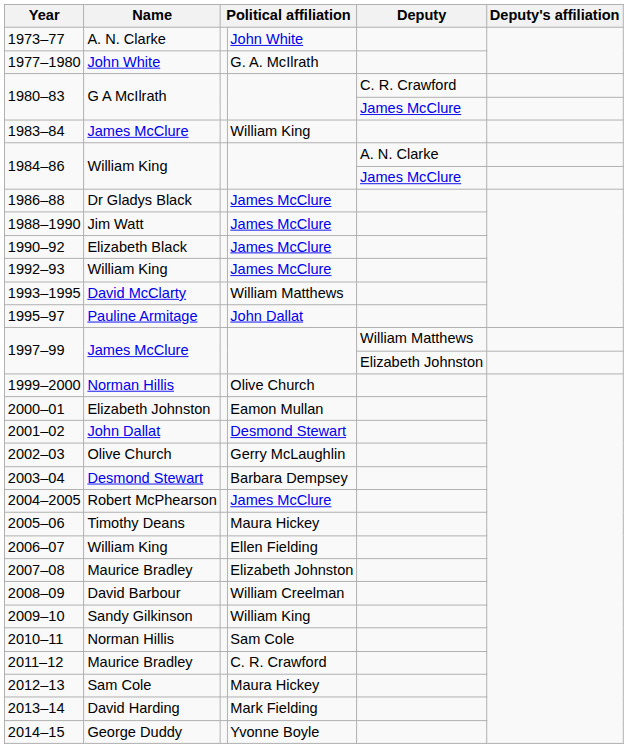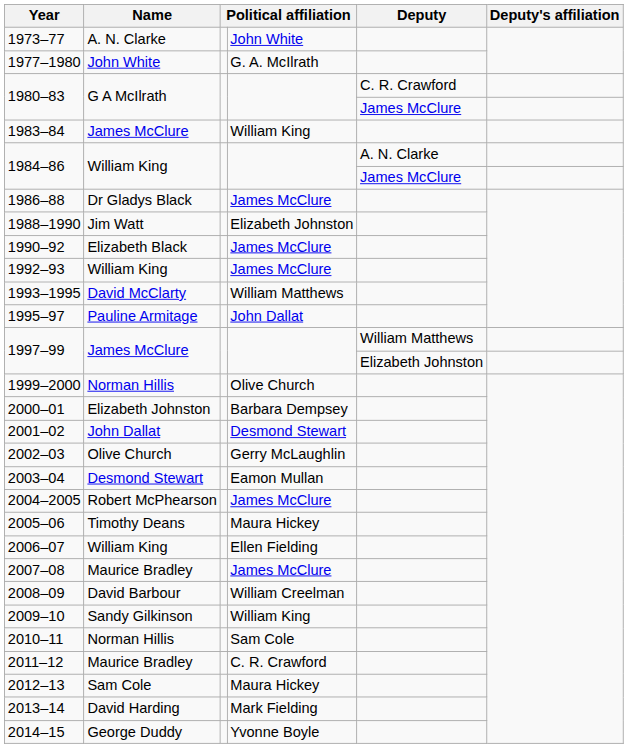(281, 223) James McClure -> (292, 223) Elizabeth Johnston
(277, 408) Eamon Mullan -> (289, 408) Barbara Dempsey
(289, 477) Barbara Dempsey -> (277, 477) Eamon Mullan
(292, 570) Elizabeth Johnston -> (281, 570) James McClure
